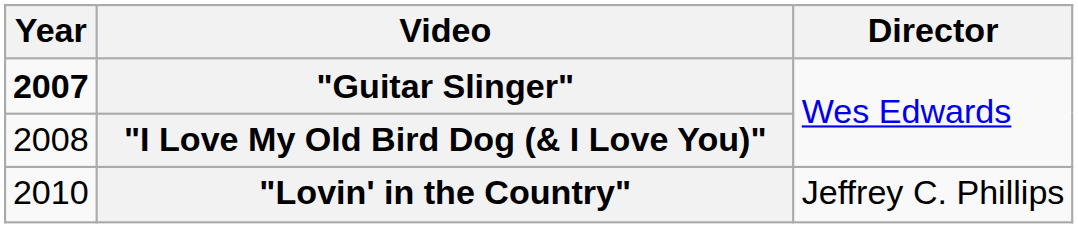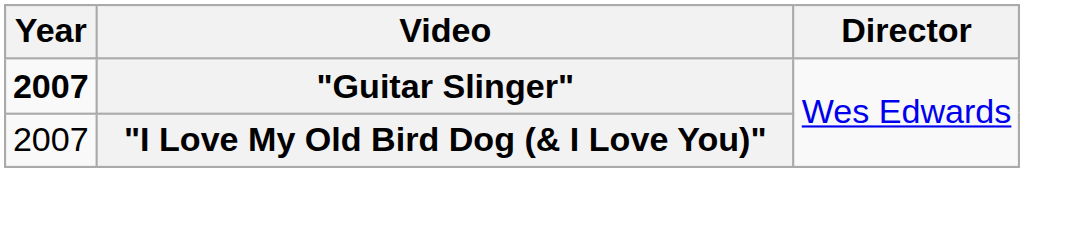(51, 139) 2008 -> (51, 139) 2007
- row: (445, 193)
